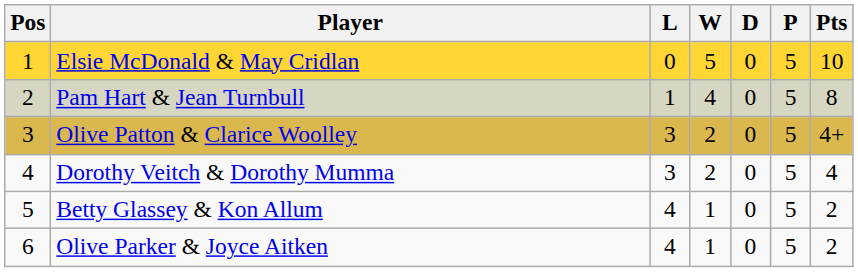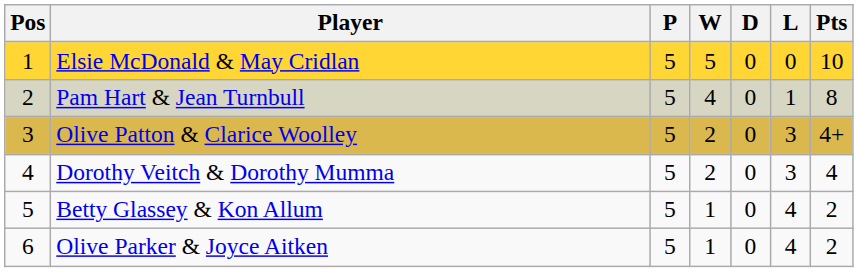columns swapped: (791, 23) <-> (670, 23)
